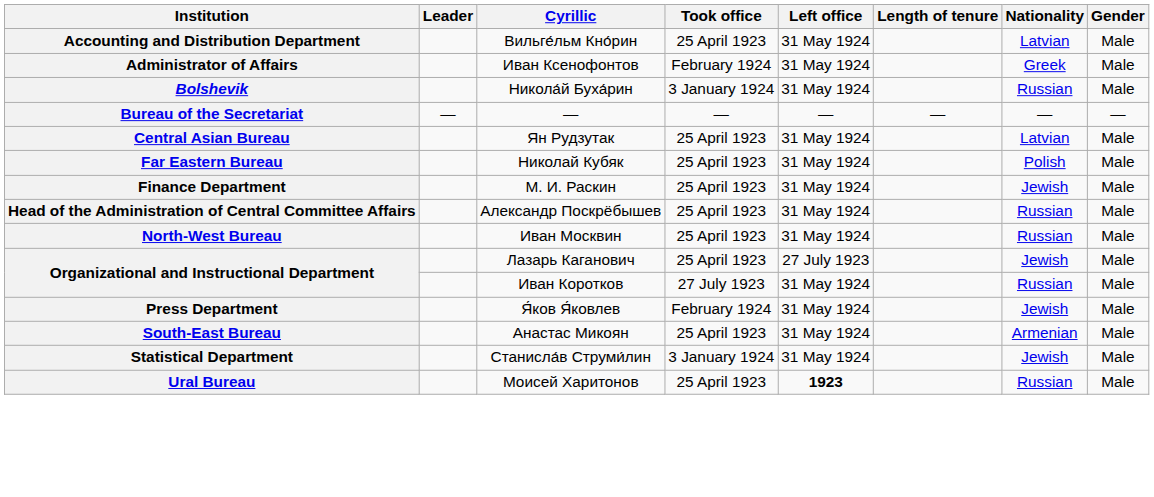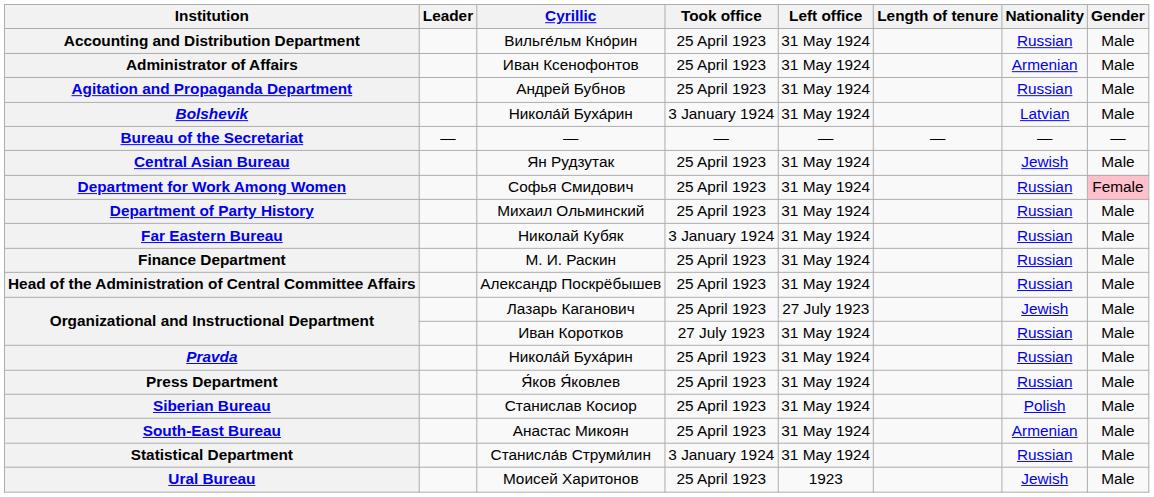(1045, 41) Latvian -> (1045, 41) Russian
(721, 65) February 1924 -> (721, 65) 25 April 1923
(1045, 65) Greek -> (1045, 65) Armenian
+ row: (212, 89)
(1045, 89) Russian -> (1045, 114) Latvian
(1045, 138) Latvian -> (1045, 162) Jewish
+ row: (212, 187)
+ row: (212, 211)
(721, 162) 25 April 1923 -> (721, 235) 3 January 1924
(1045, 162) Polish -> (1045, 235) Russian
(1045, 187) Jewish -> (1045, 260) Russian
- row: (212, 235)
+ row: (212, 357)
(721, 308) February 1924 -> (721, 382) 25 April 1923
(1045, 308) Jewish -> (1045, 382) Russian
+ row: (212, 406)
(1045, 357) Jewish -> (1045, 455) Russian
(826, 382) bold -> (826, 479) normal
(1045, 382) Russian -> (1045, 479) Jewish
